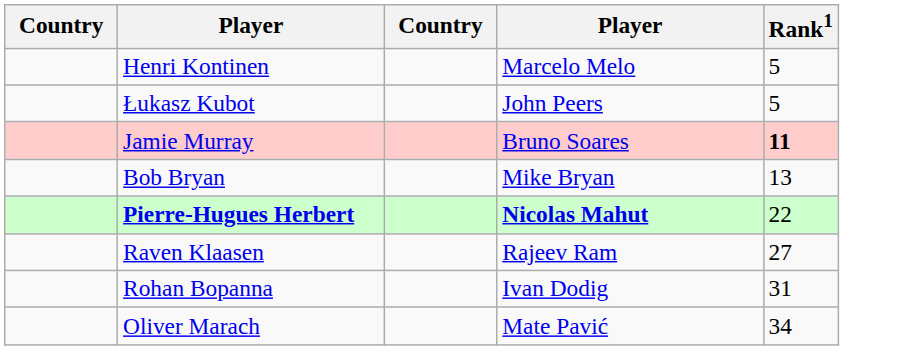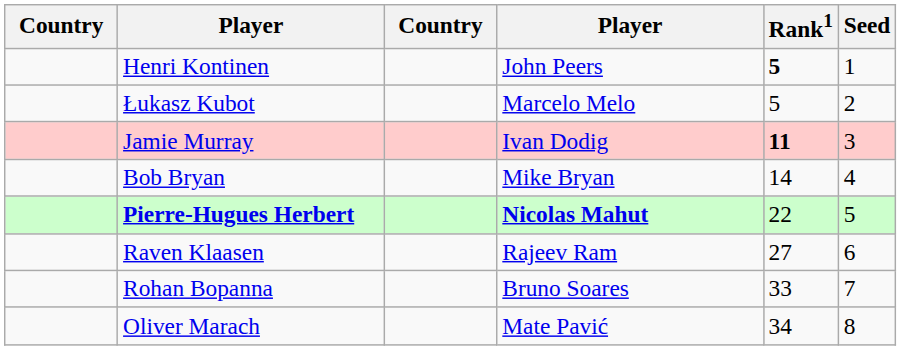+ column: (867, 26)
(569, 66) Marcelo Melo -> (553, 66) John Peers
(774, 66) normal -> (774, 66) bold
(553, 103) John Peers -> (569, 103) Marcelo Melo
(566, 140) Bruno Soares -> (555, 140) Ivan Dodig
(780, 177) 13 -> (780, 177) 14
(555, 288) Ivan Dodig -> (566, 288) Bruno Soares
(780, 288) 31 -> (780, 288) 33
